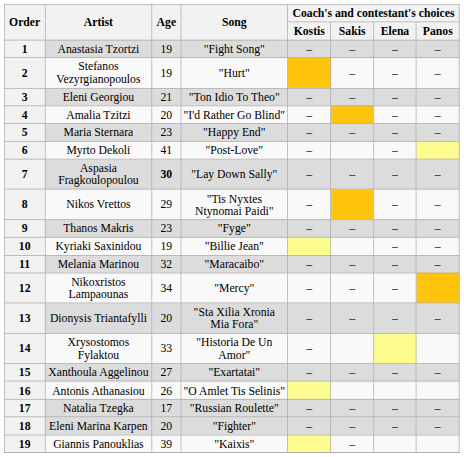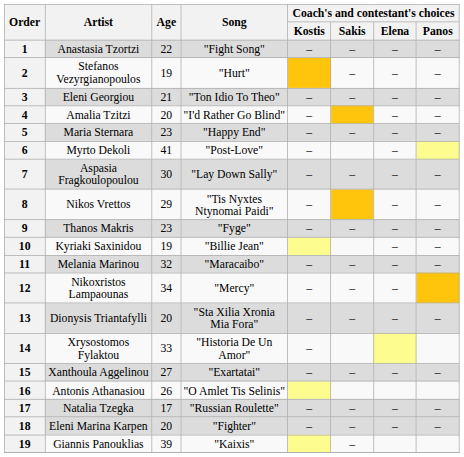(166, 49) 19 -> (166, 49) 22
(166, 174) bold -> (166, 174) normal
